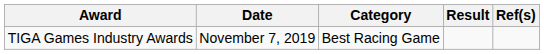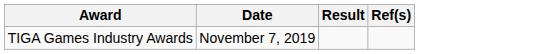- column: (381, 15)
